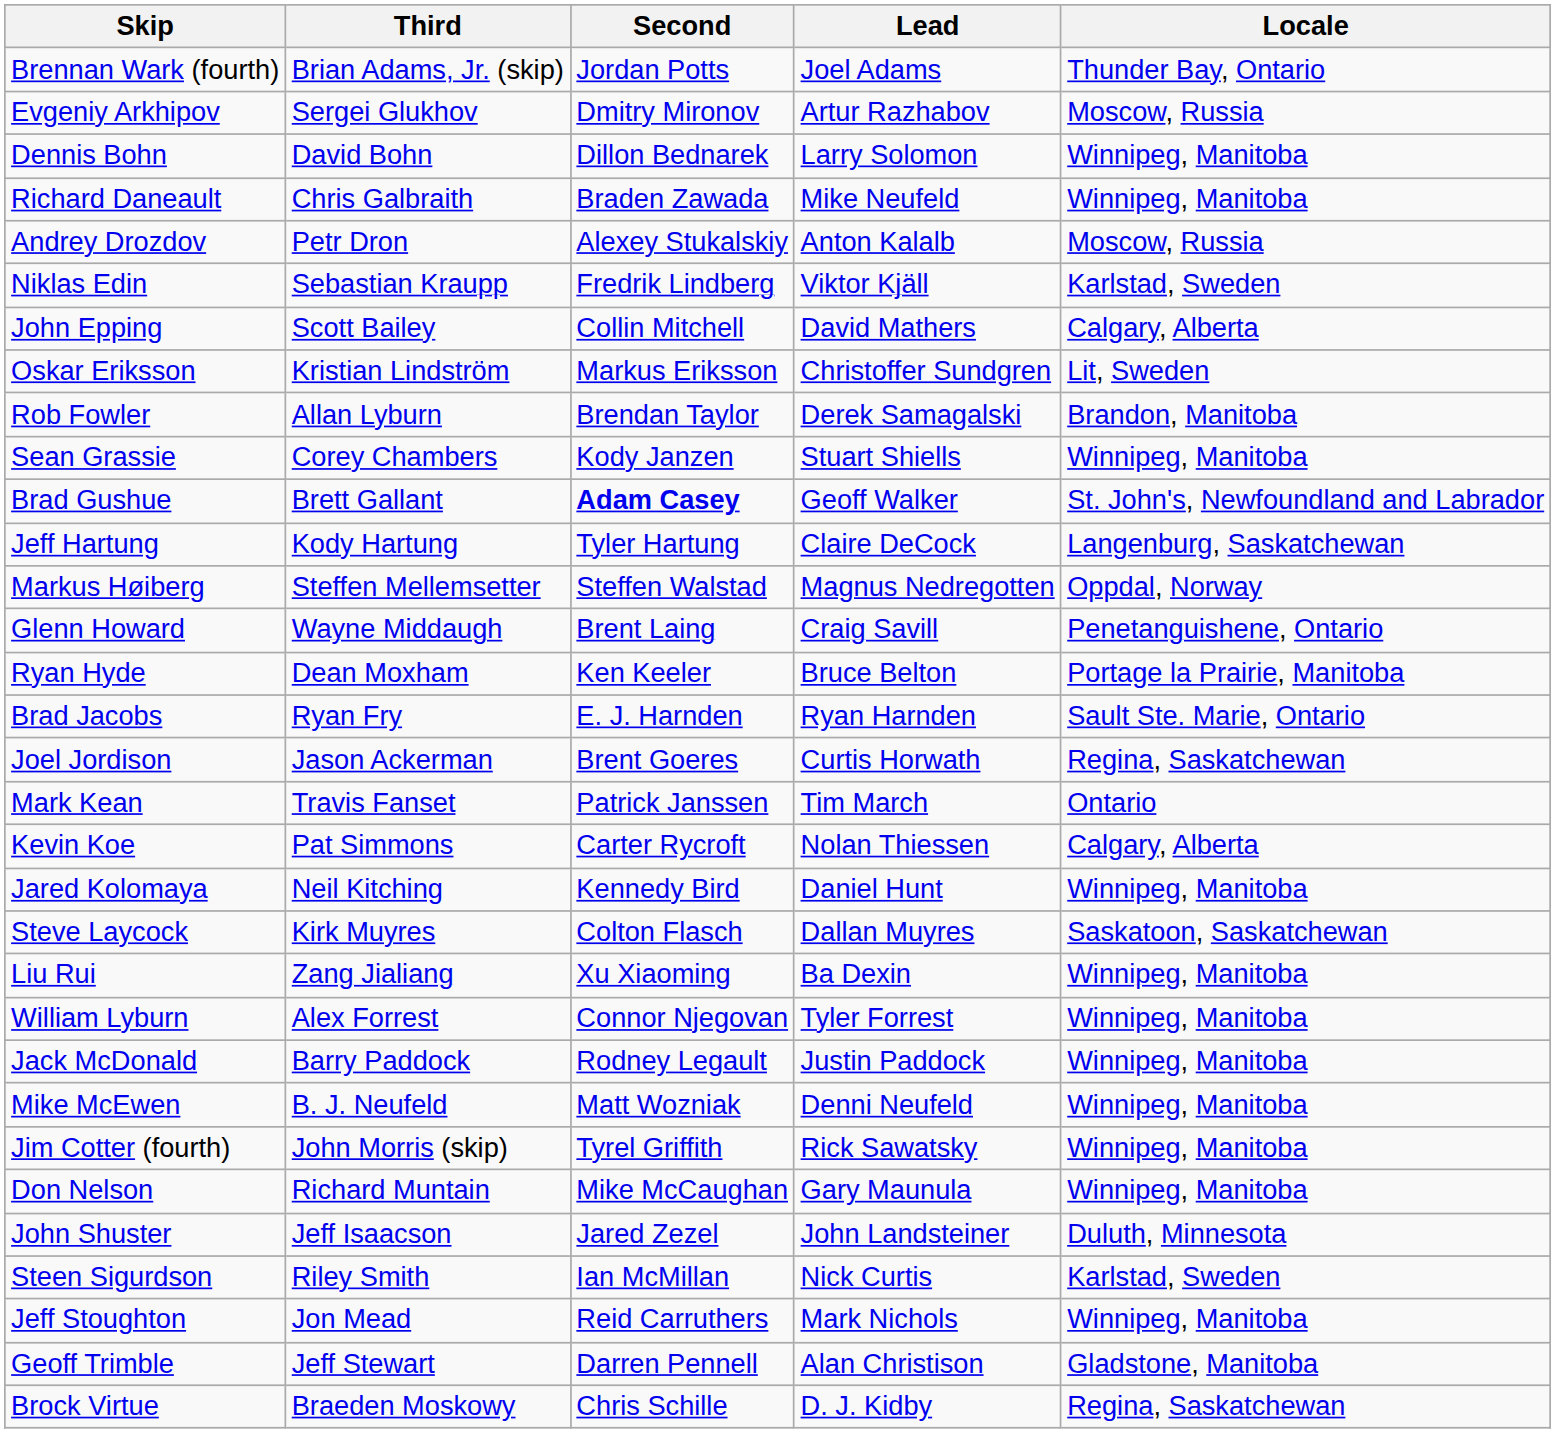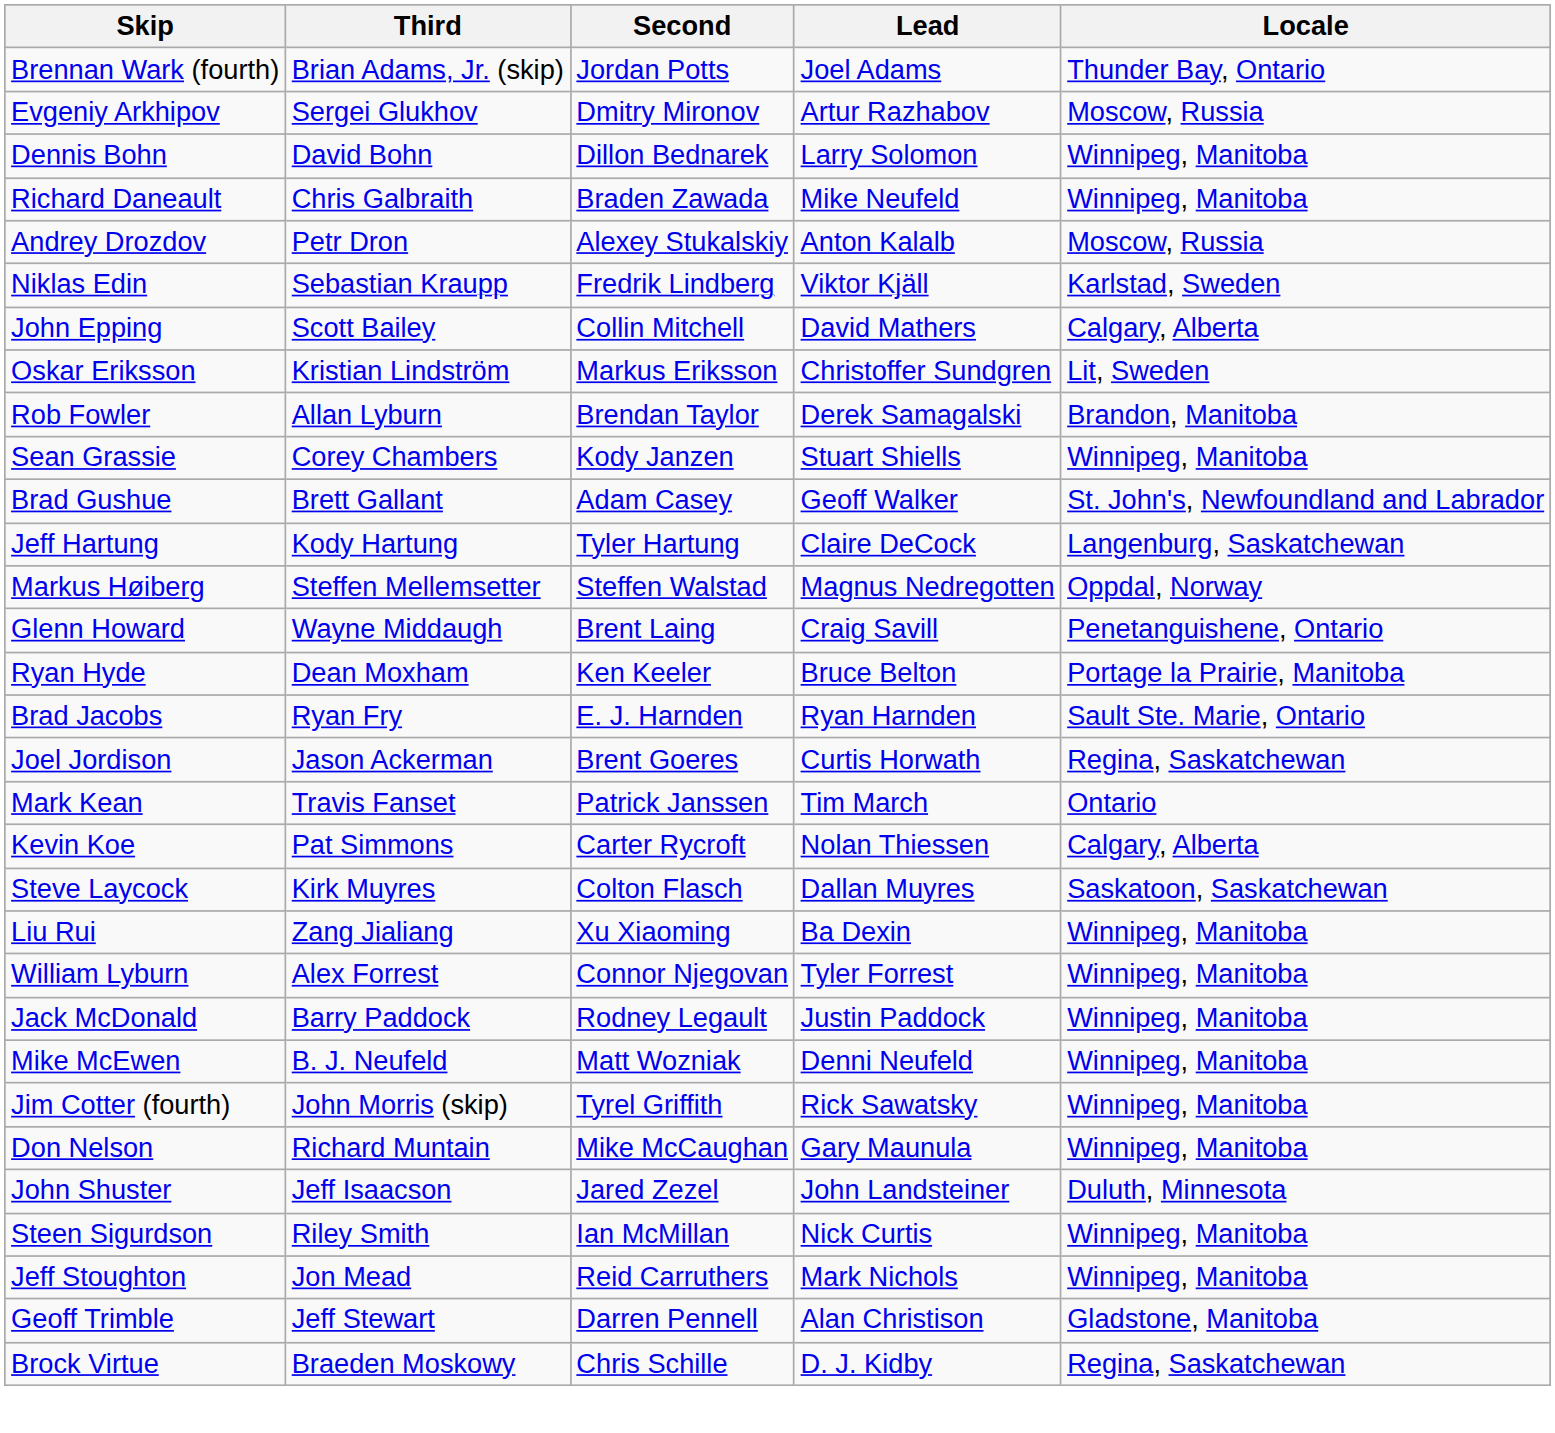(658, 500) bold -> (654, 500) normal
- row: (109, 888)
(1174, 1277) Karlstad, Sweden -> (1187, 1233) Winnipeg, Manitoba
